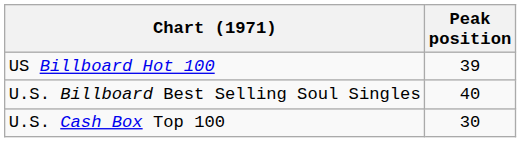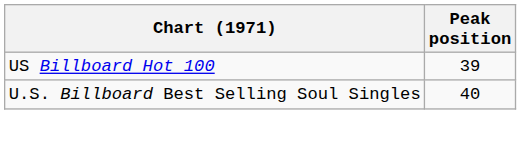- row: (117, 122)
